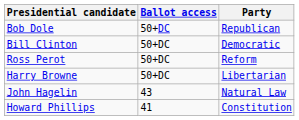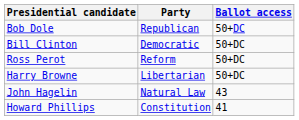columns swapped: (257, 12) <-> (179, 12)
